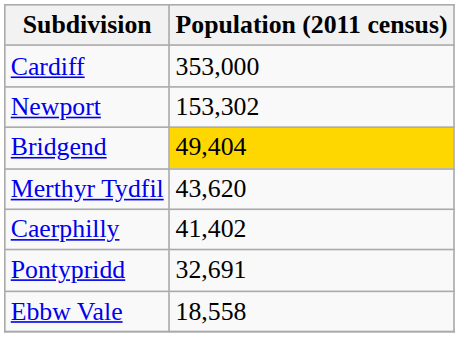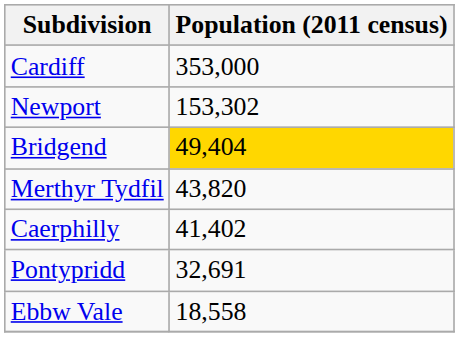(211, 188) 43,620 -> (211, 188) 43,820
